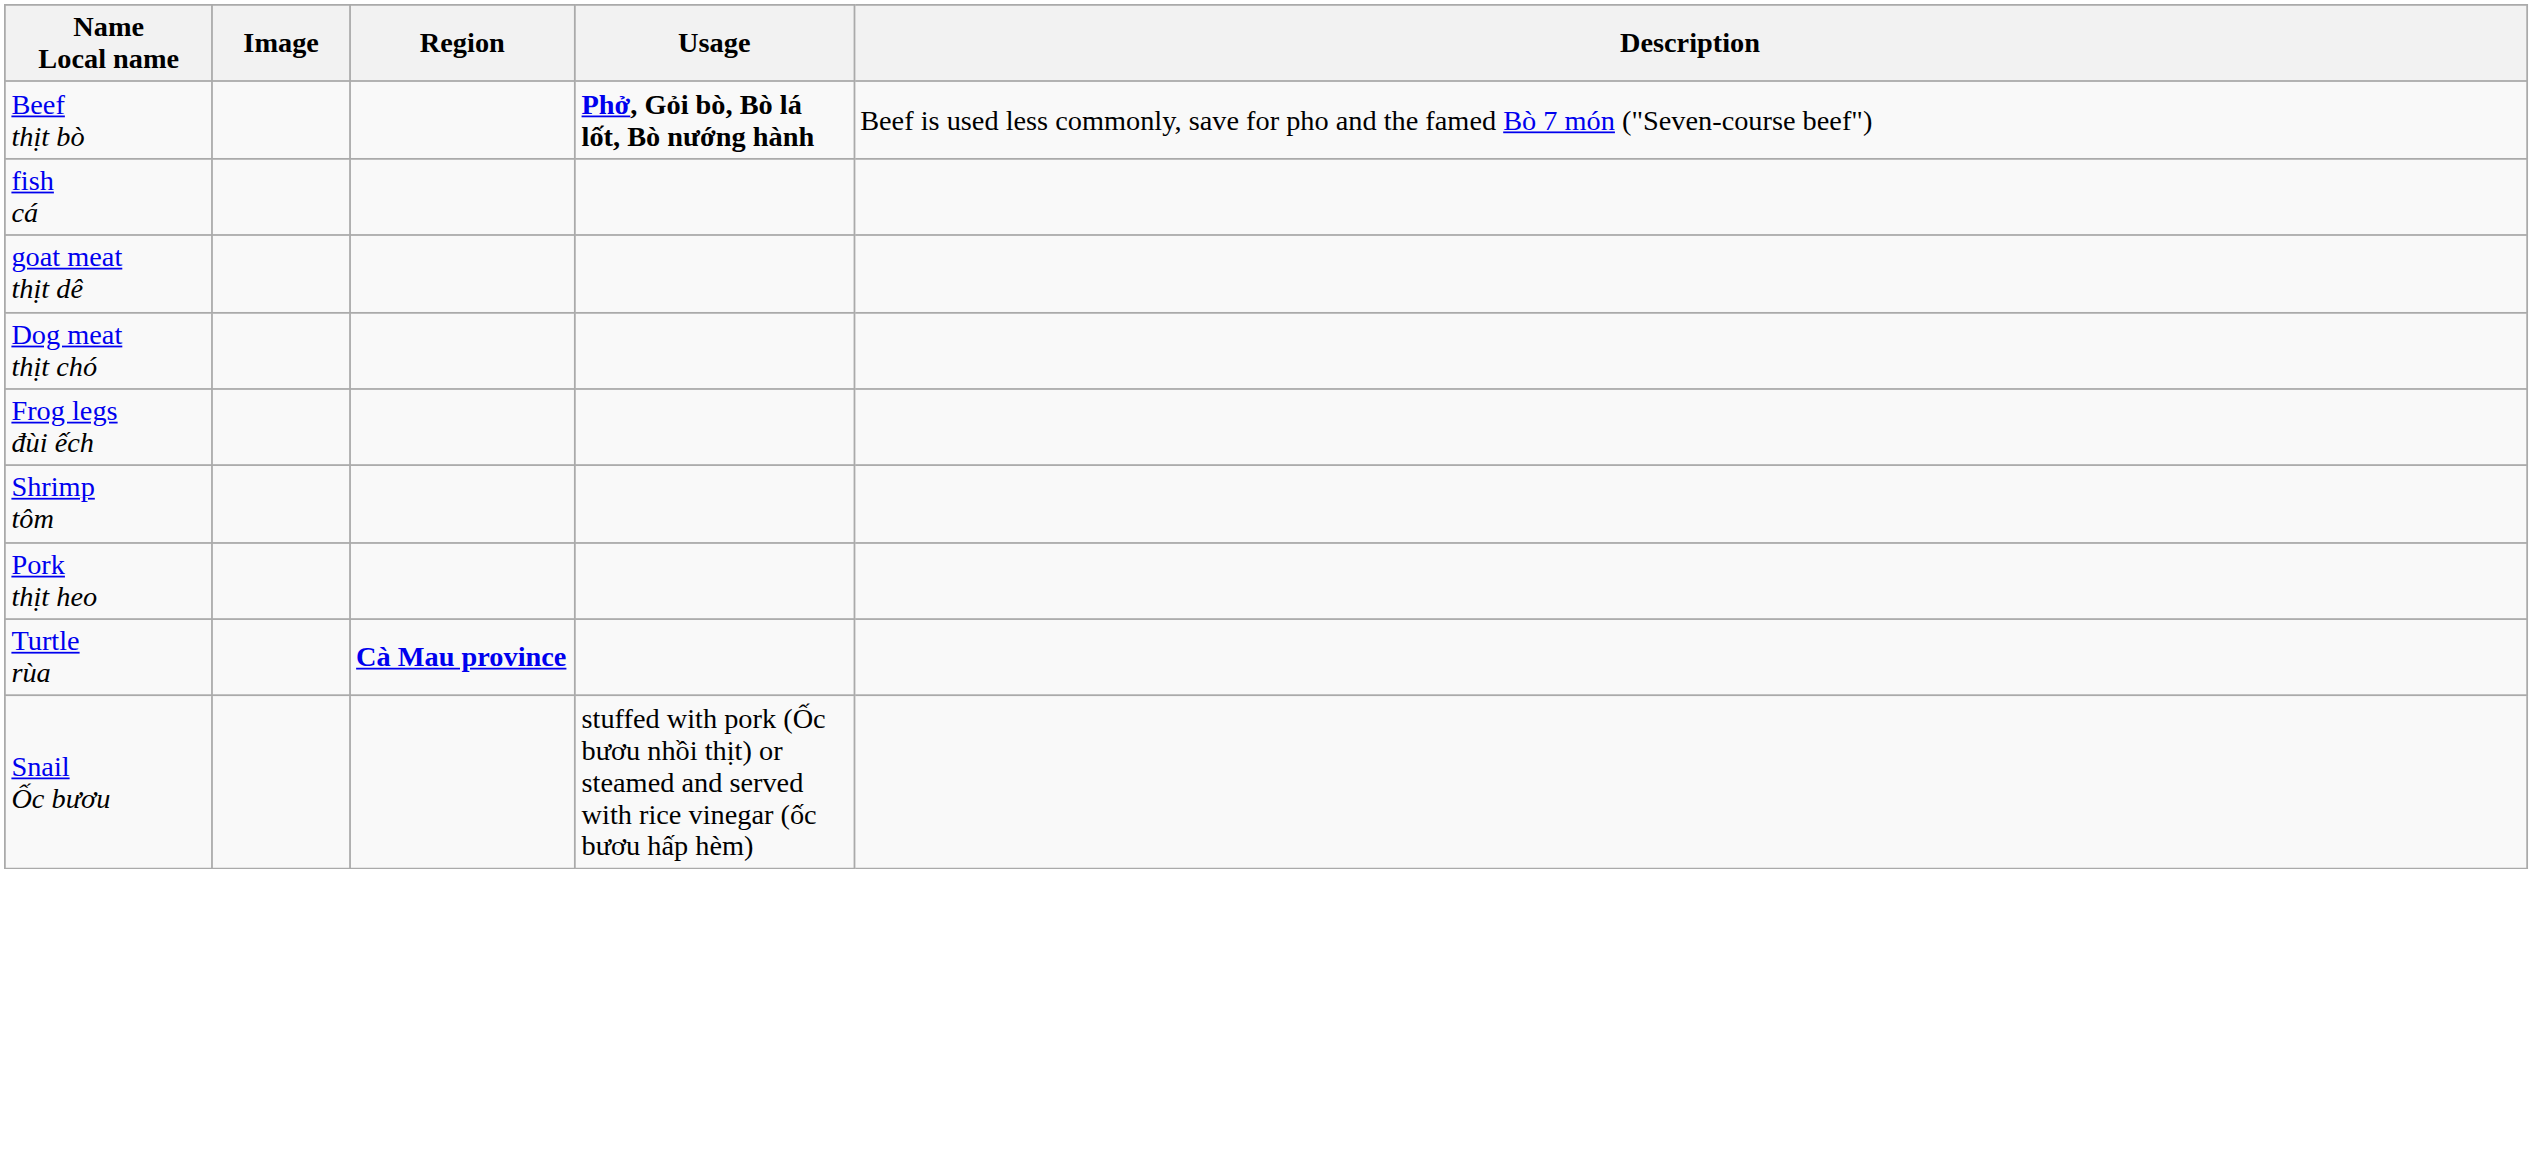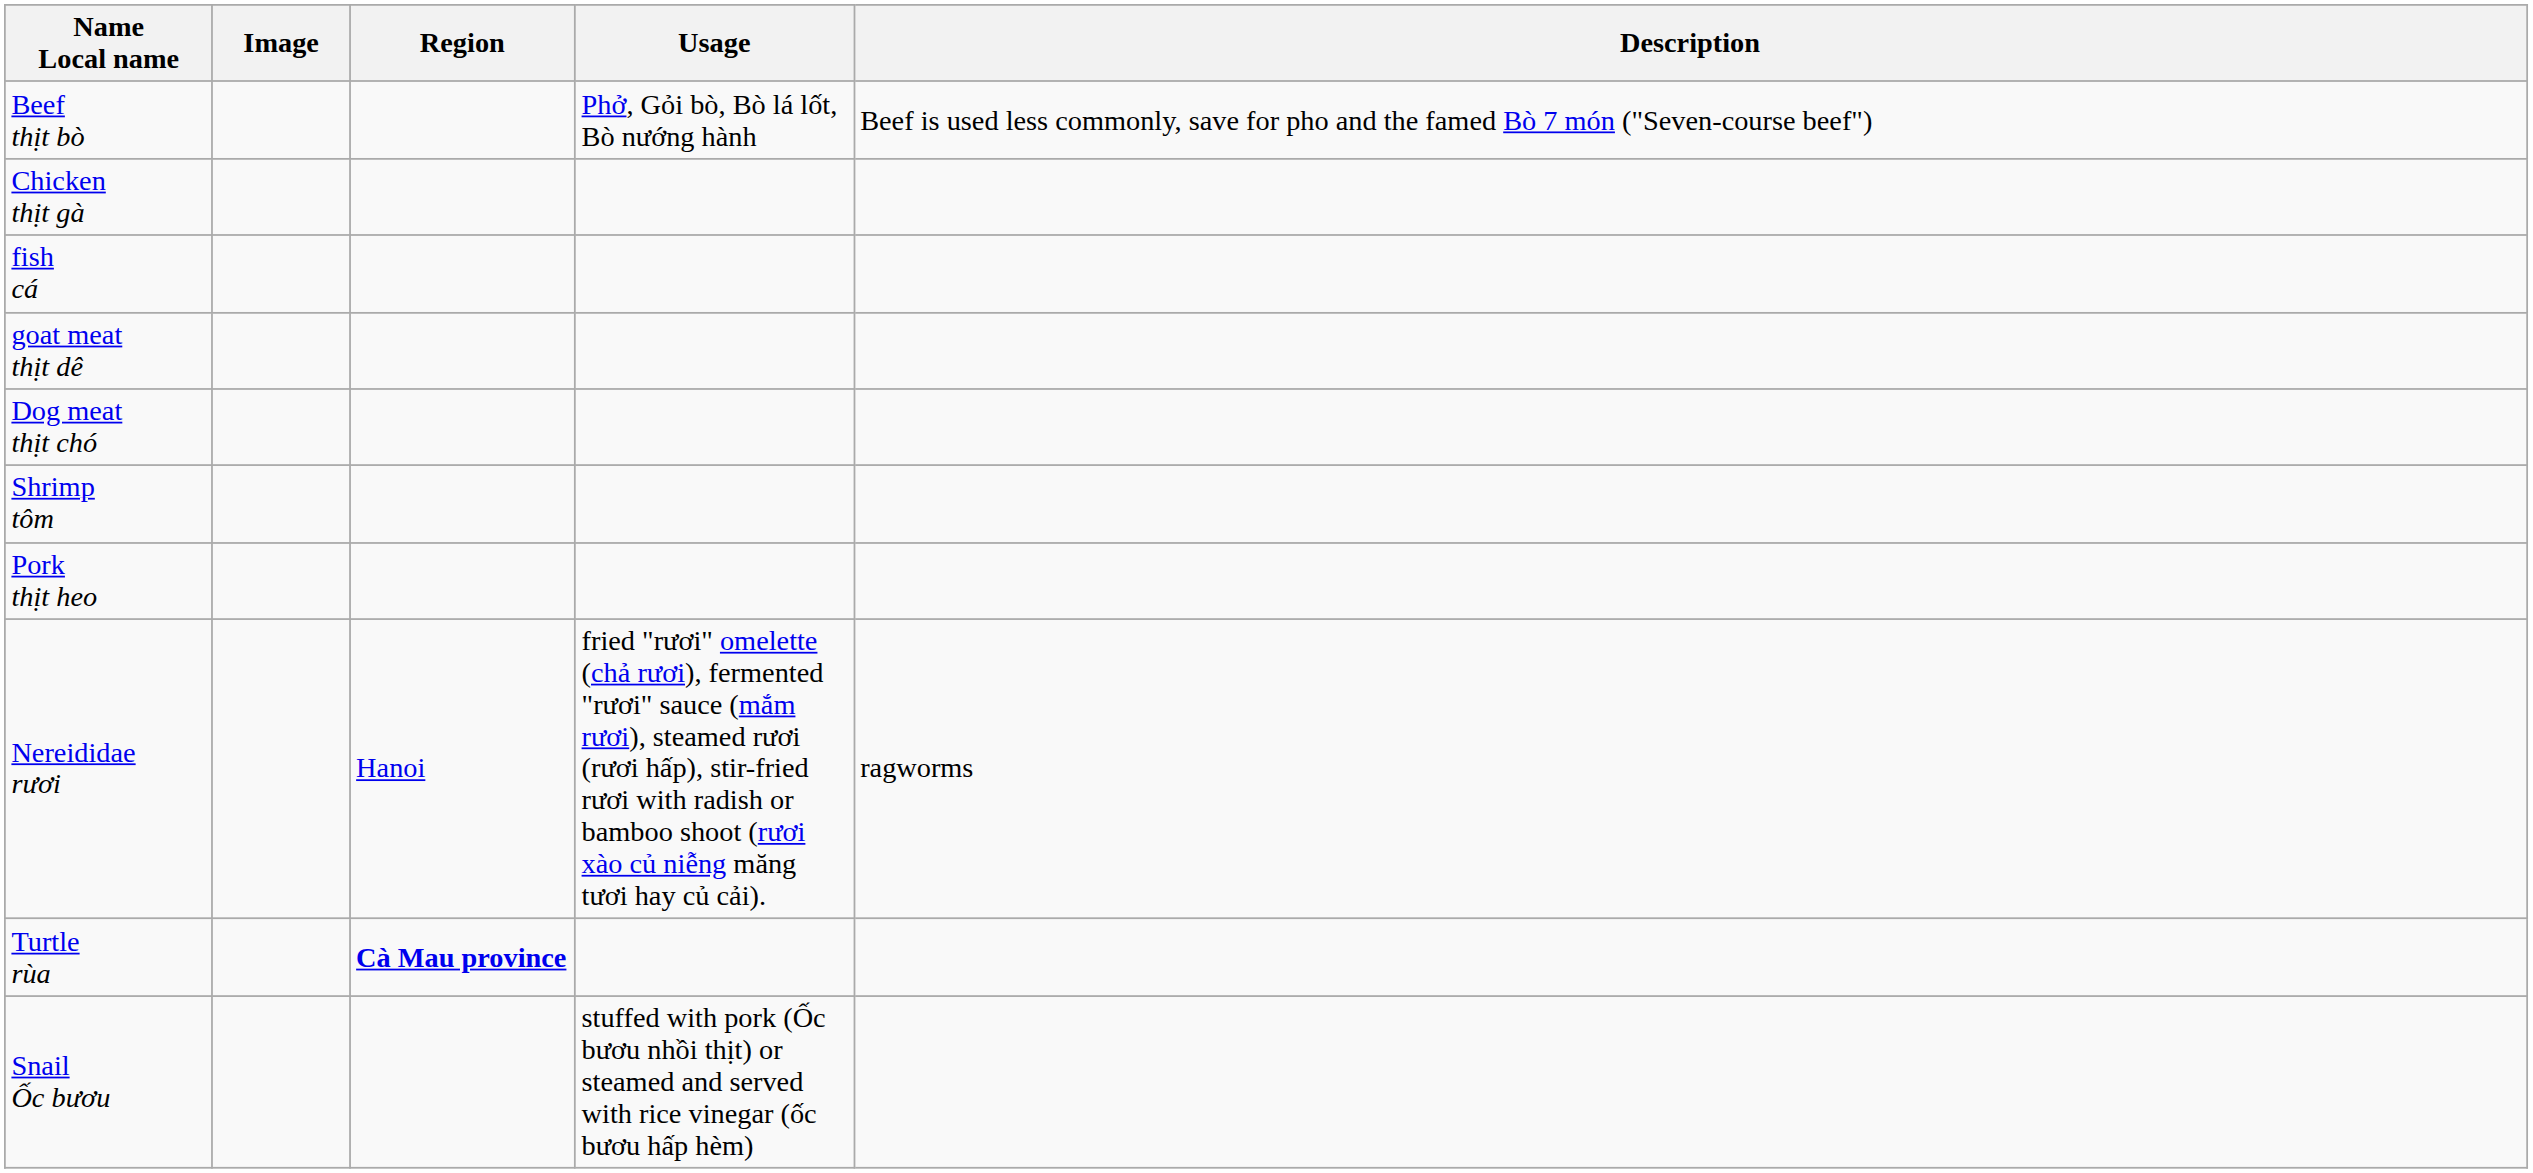(698, 119) bold -> (709, 119) normal
+ row: (59, 196)
- row: (65, 426)
+ row: (74, 768)
